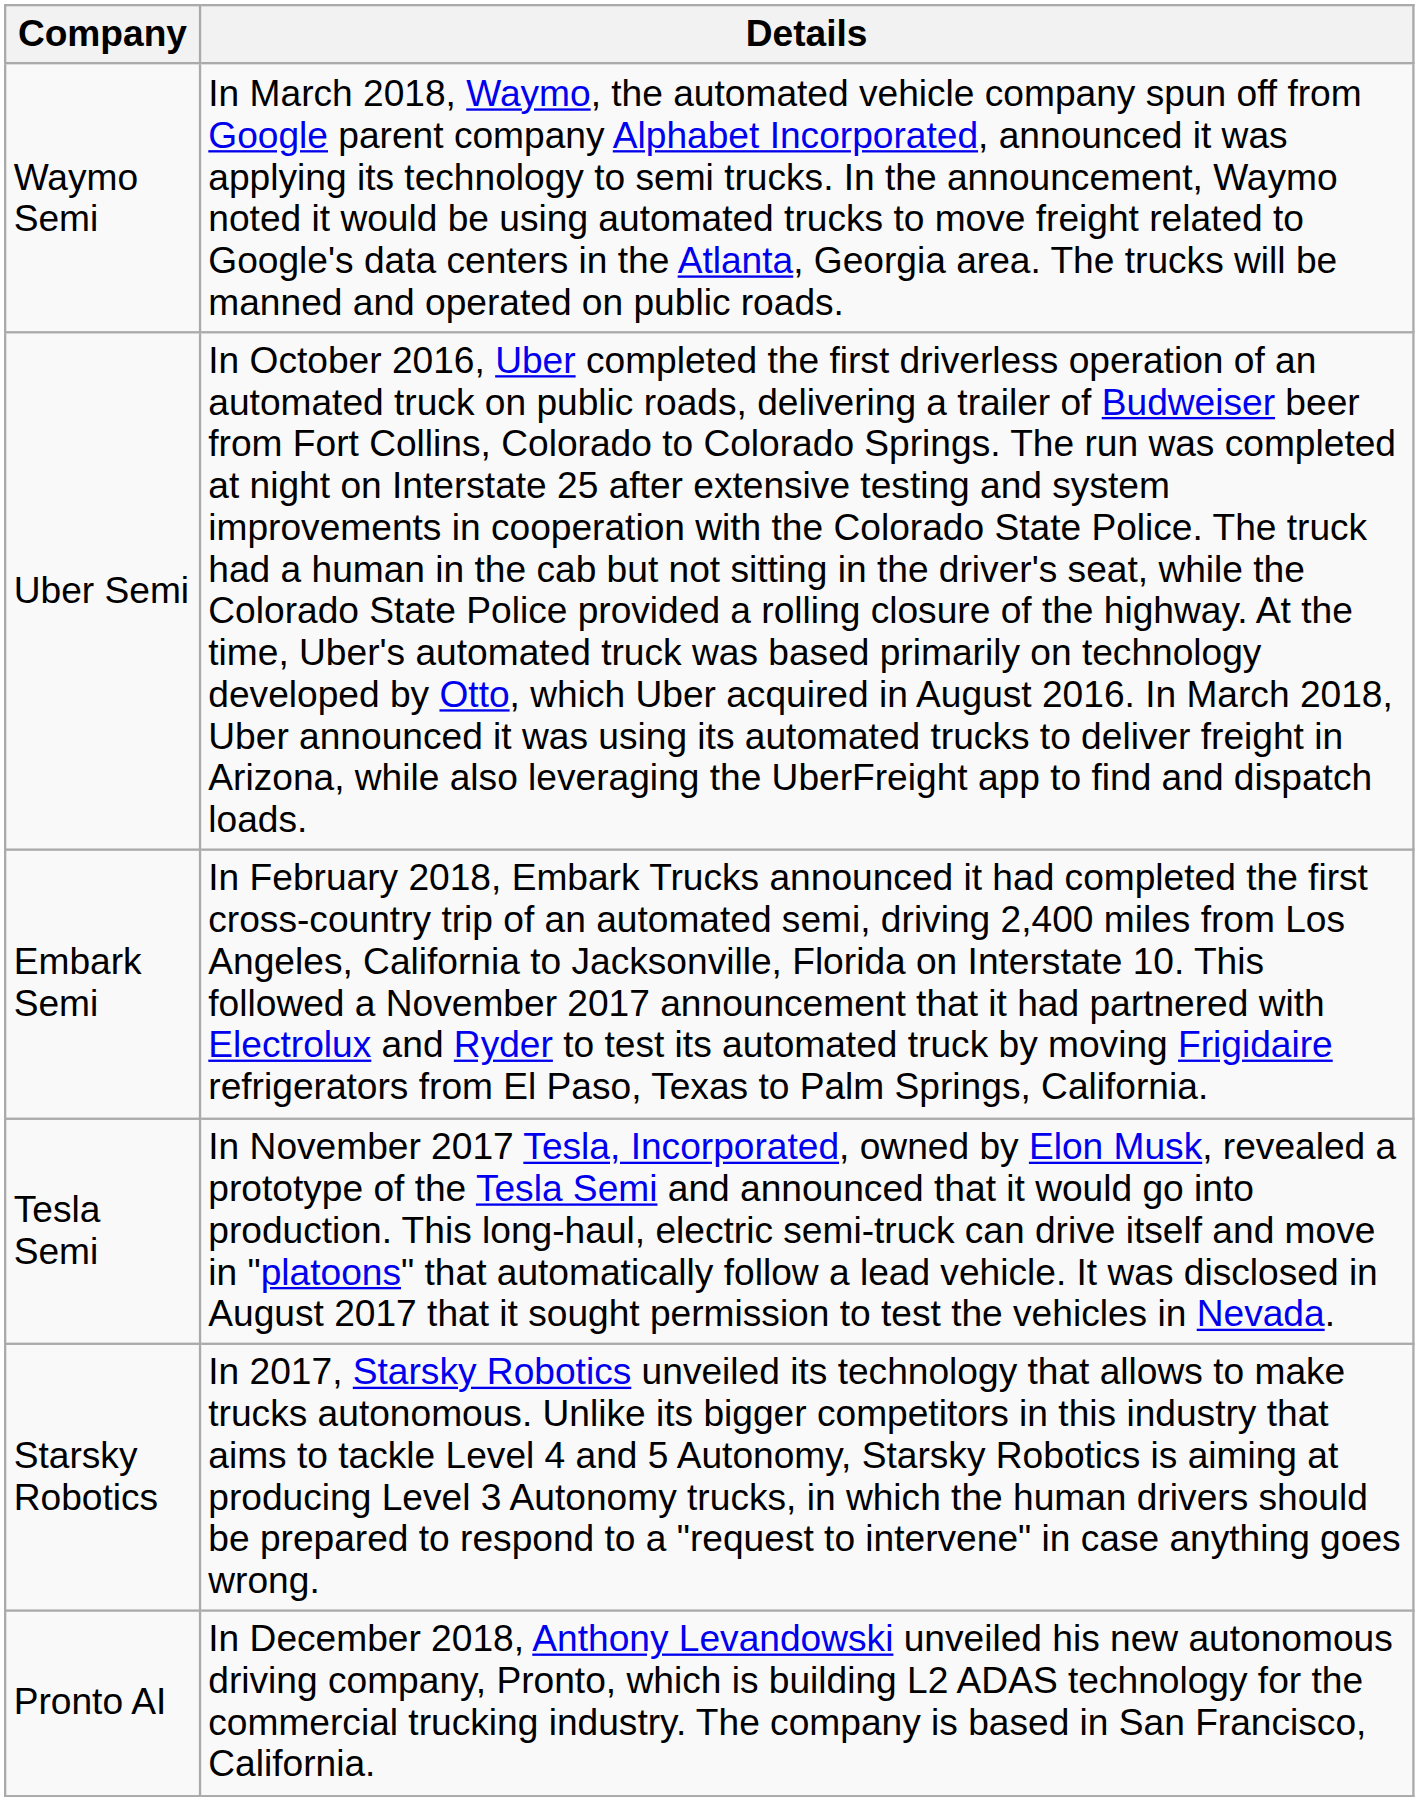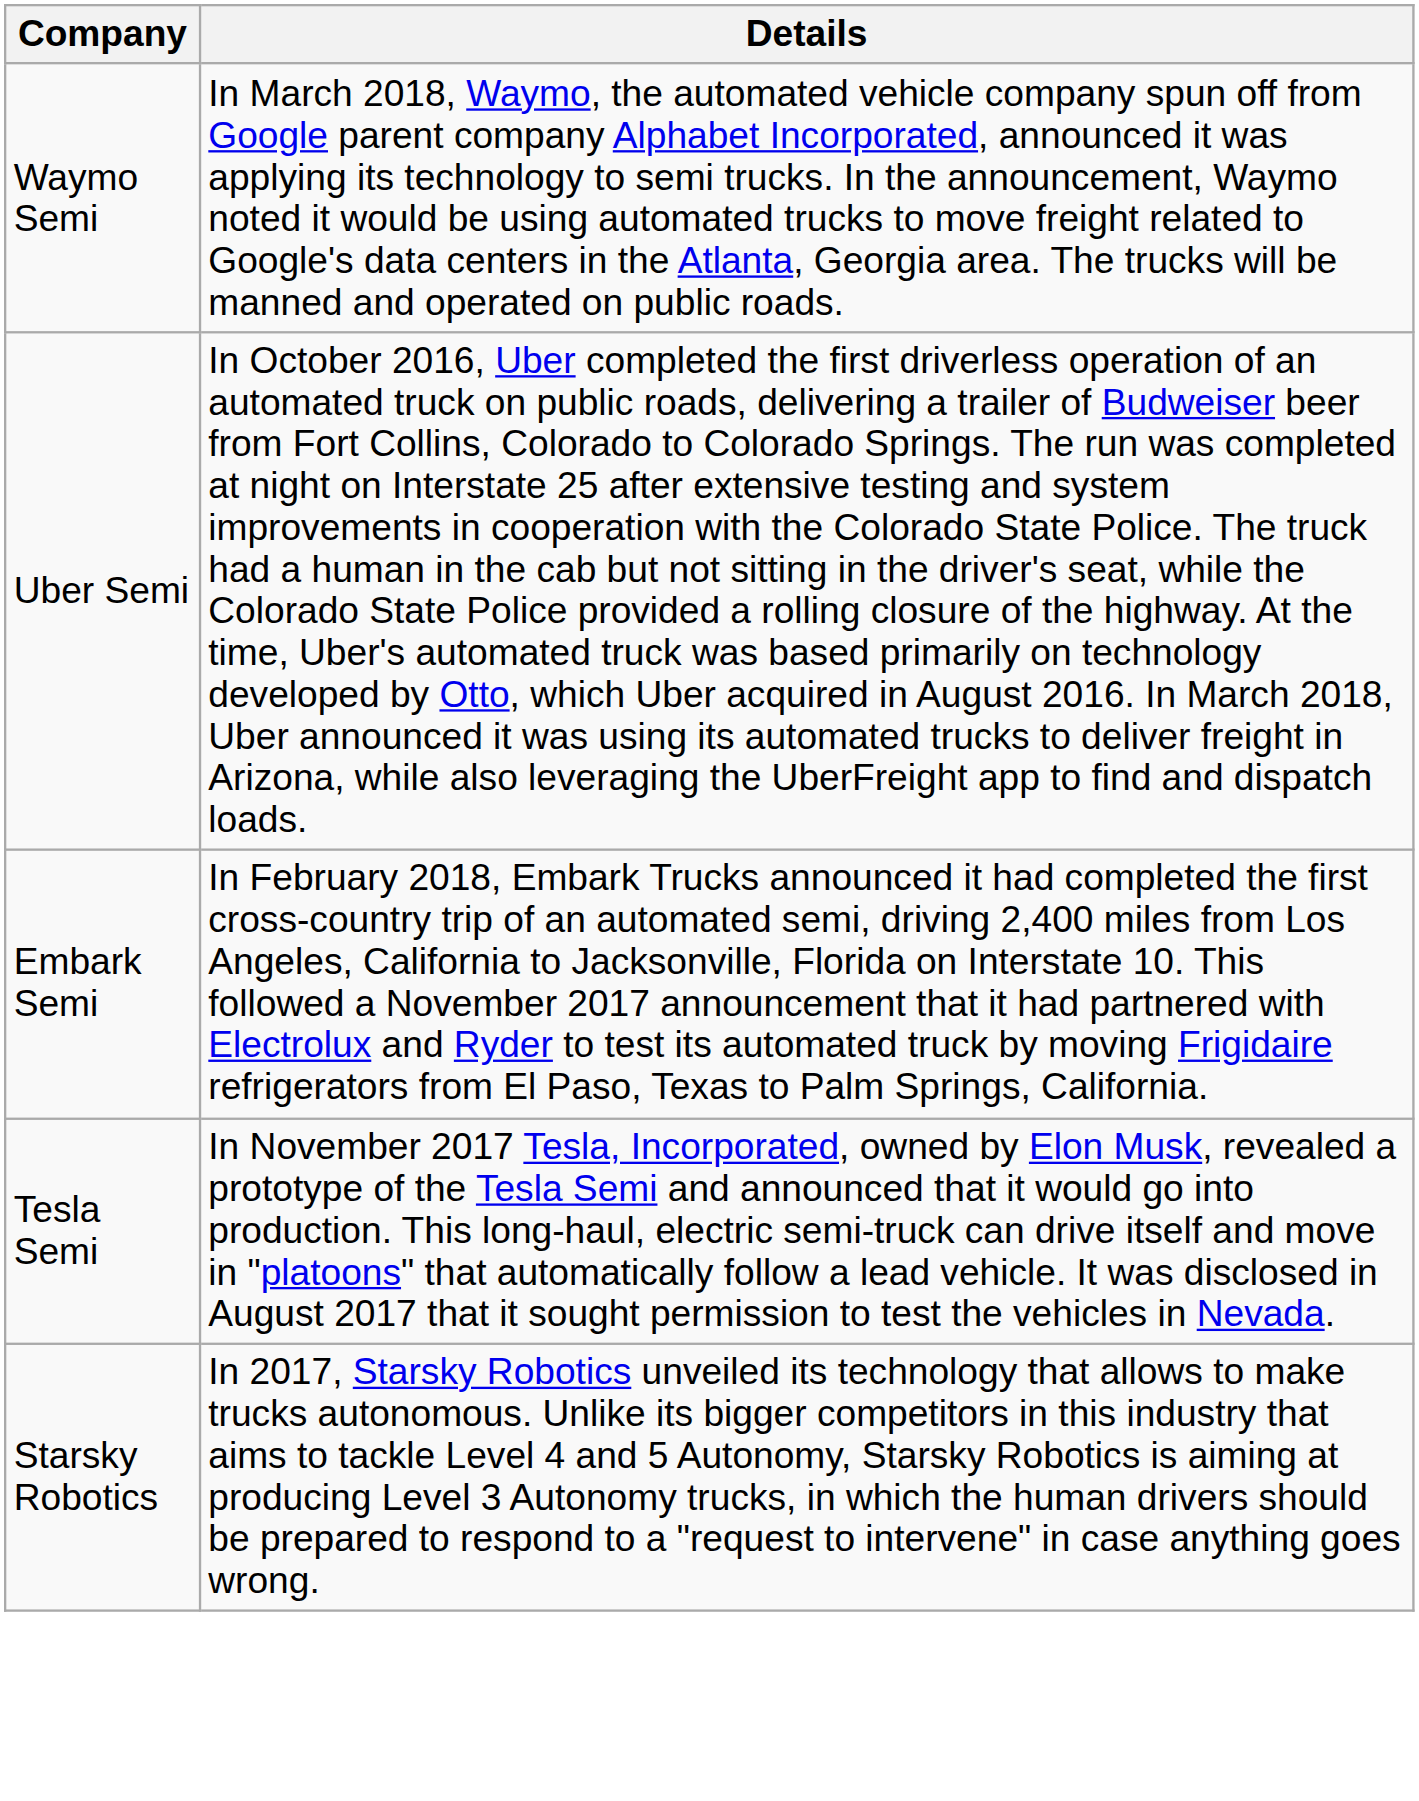- row: (90, 1702)
